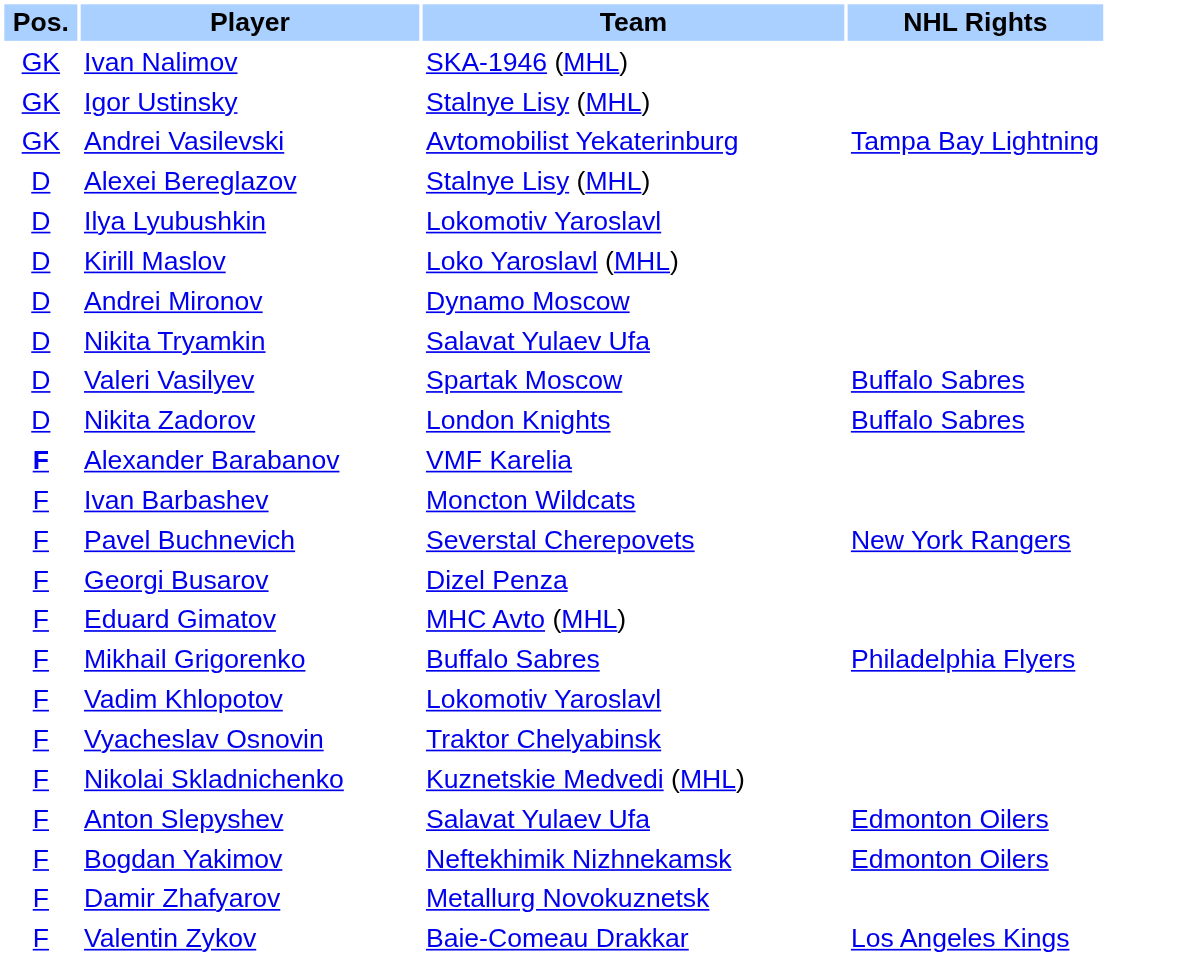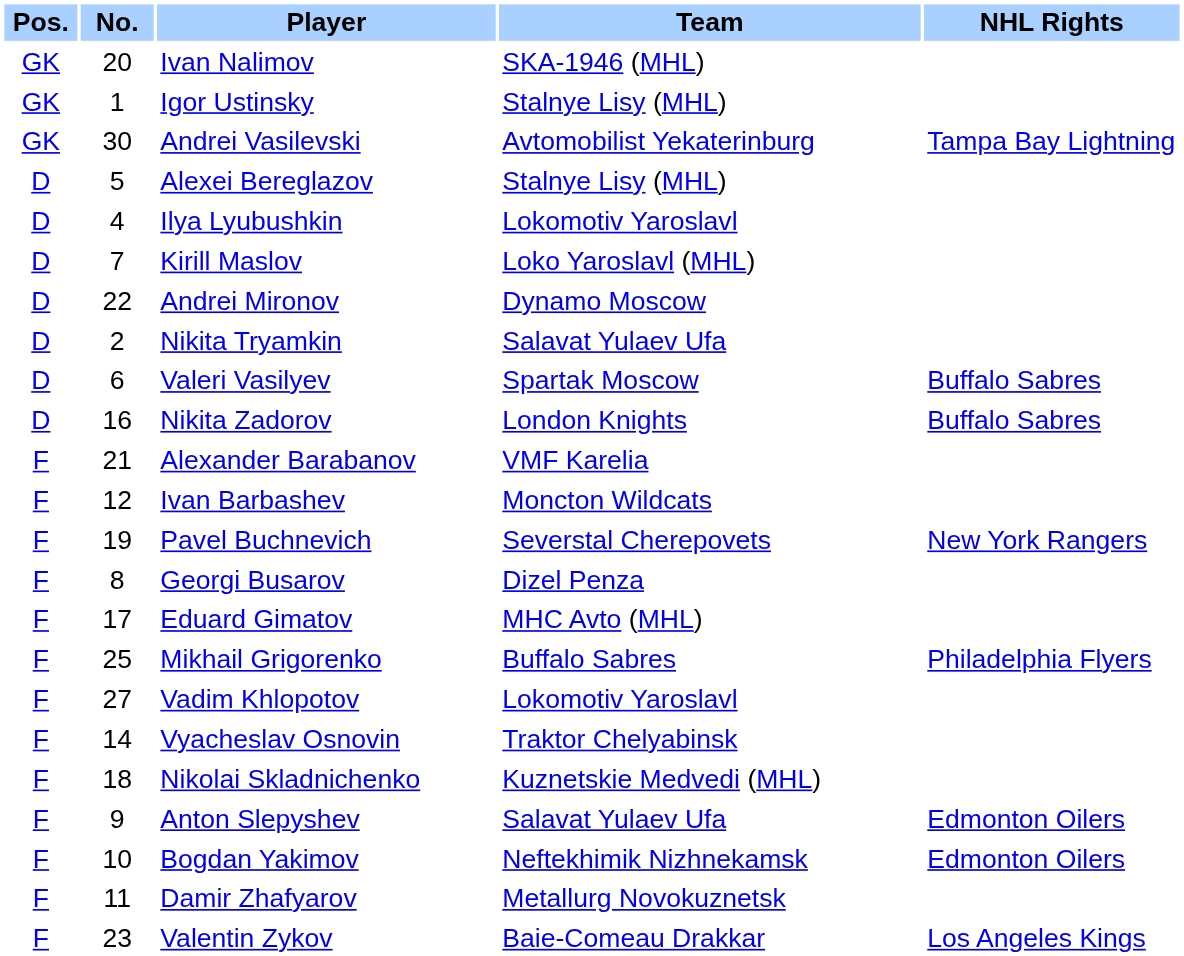+ column: (117, 22)
(41, 460) bold -> (41, 460) normal
